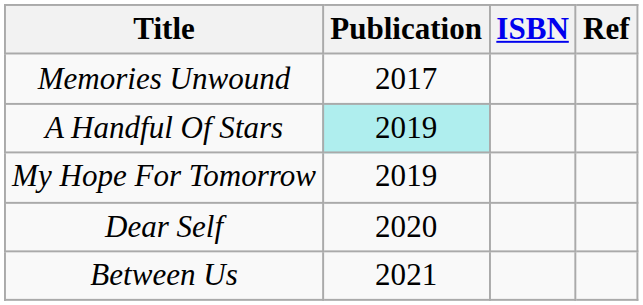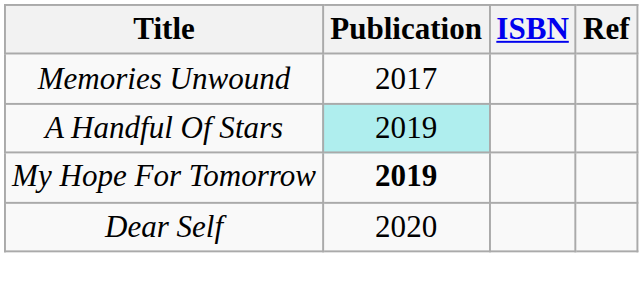(406, 176) normal -> (406, 176) bold
- row: (164, 275)
